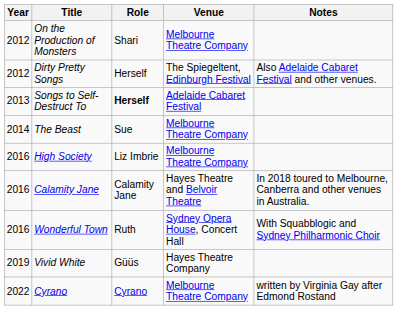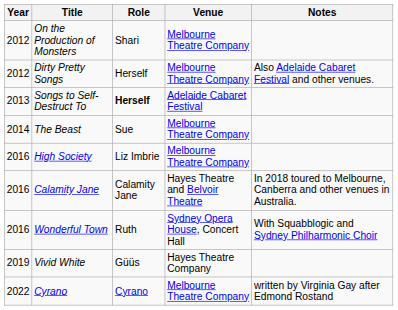(208, 73) The Spiegeltent, Edinburgh Festival -> (208, 73) Melbourne Theatre Company
